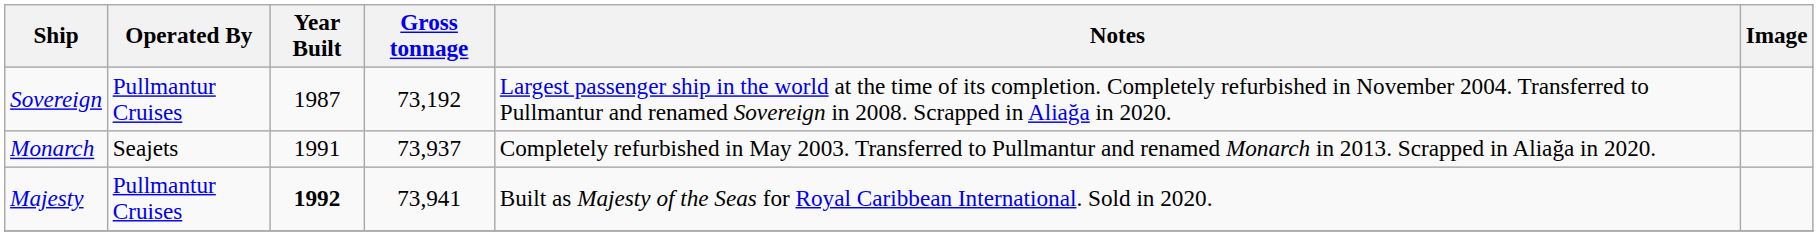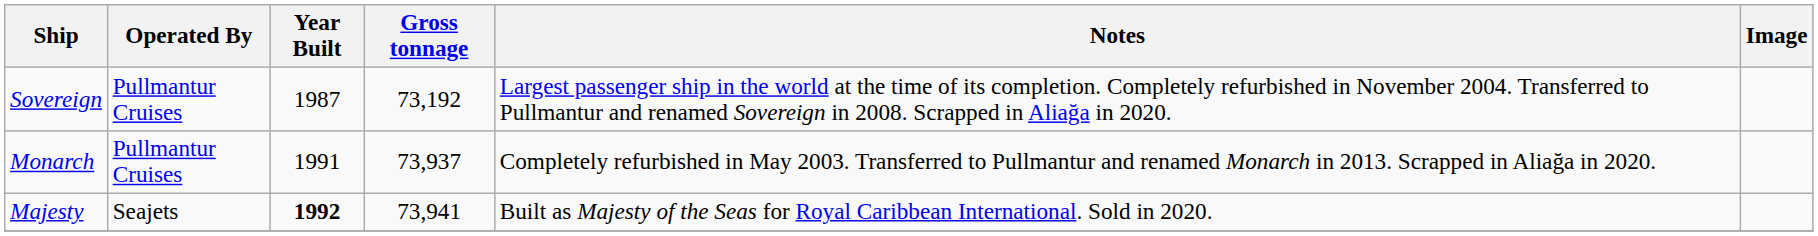(146, 148) Seajets -> (164, 161) Pullmantur Cruises
(164, 198) Pullmantur Cruises -> (146, 211) Seajets
